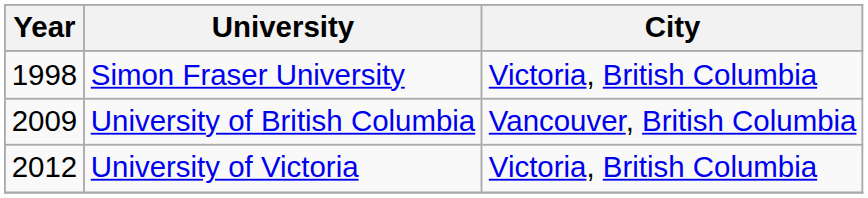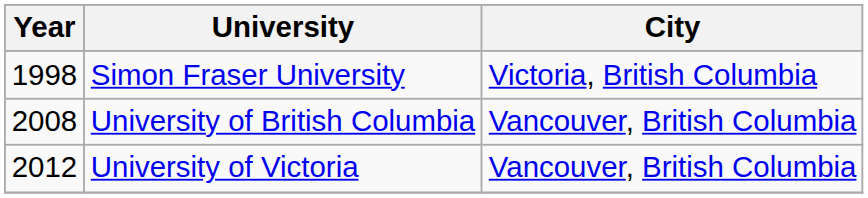(44, 121) 2009 -> (44, 121) 2008
(653, 167) Victoria, British Columbia -> (673, 167) Vancouver, British Columbia
